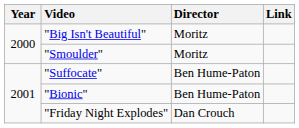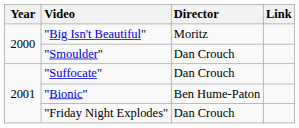(191, 53) Moritz -> (204, 53) Dan Crouch
(217, 73) Ben Hume-Paton -> (204, 73) Dan Crouch
